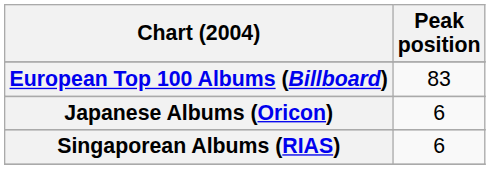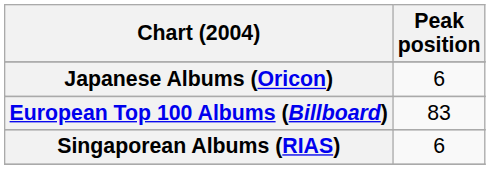rows swapped: (199, 79) <-> (199, 112)
